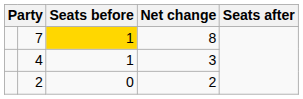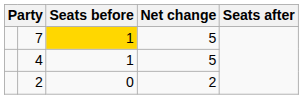(212, 37) 8 -> (212, 37) 5
(212, 60) 3 -> (212, 60) 5
